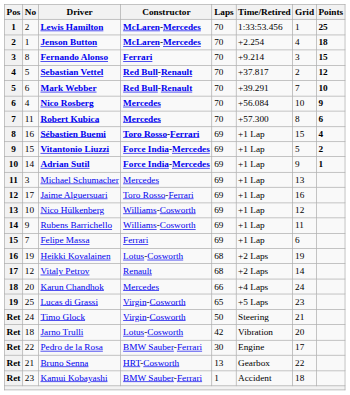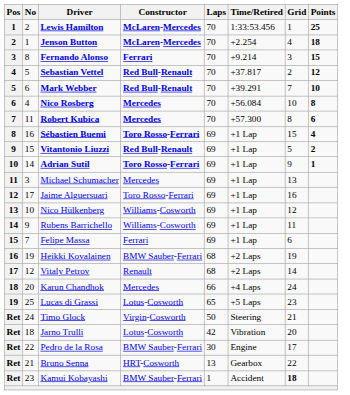(321, 103) 9 -> (313, 103) 8
(166, 149) Force India-Mercedes -> (158, 149) Red Bull-Renault
(166, 164) Force India-Mercedes -> (161, 164) Toro Rosso-Ferrari
(153, 255) Lotus-Cosworth -> (163, 255) BMW Sauber-Ferrari
(154, 301) Virgin-Cosworth -> (153, 301) Lotus-Cosworth
(300, 377) normal -> (292, 377) bold
